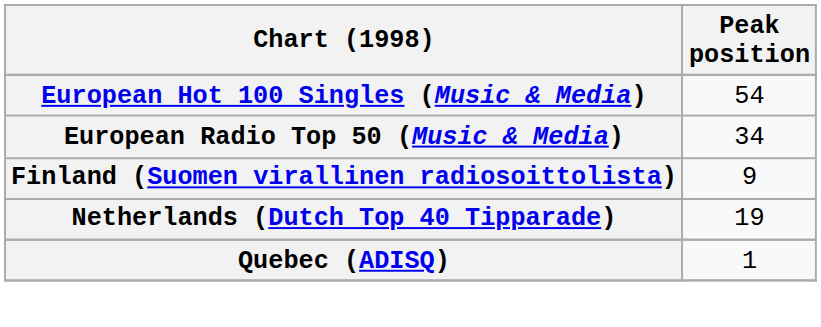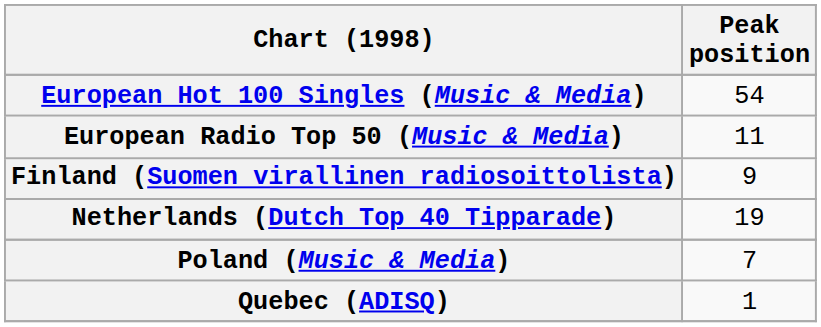(749, 137) 34 -> (749, 137) 11
+ row: (344, 260)
